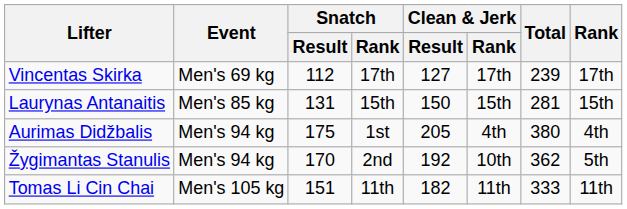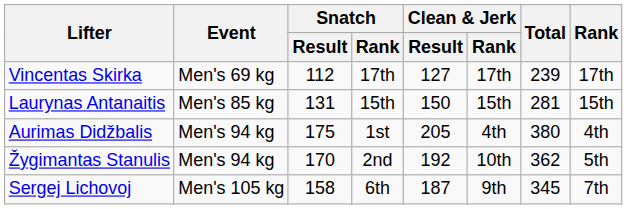+ row: (70, 189)
- row: (81, 189)
